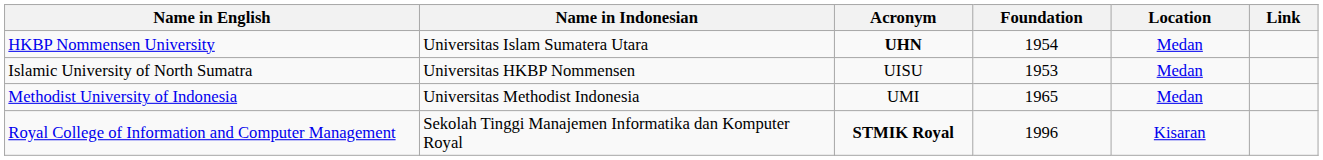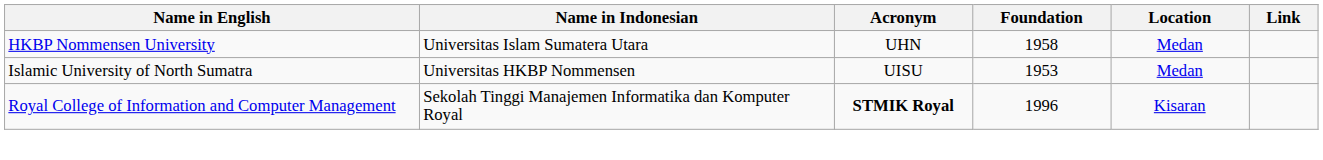(903, 44) bold -> (903, 44) normal
(1041, 44) 1954 -> (1041, 44) 1958
- row: (123, 96)
